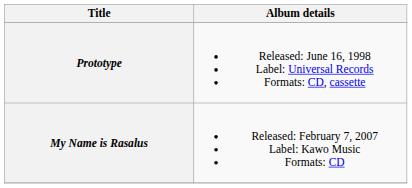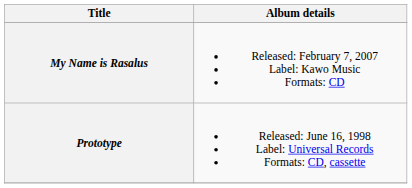rows swapped: (99, 62) <-> (99, 143)
